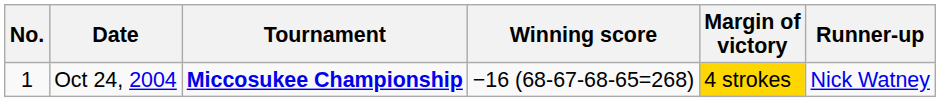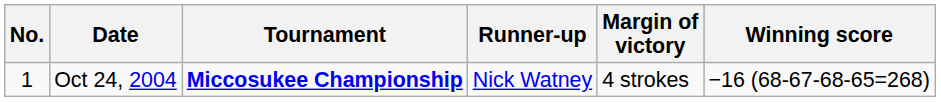columns swapped: (584, 34) <-> (870, 34)
(748, 80) gold background -> (646, 80) no background
